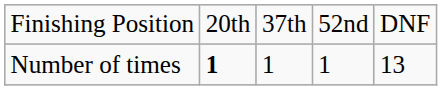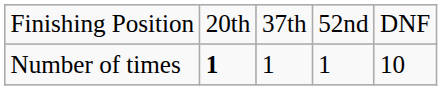(393, 64) 13 -> (393, 64) 10
